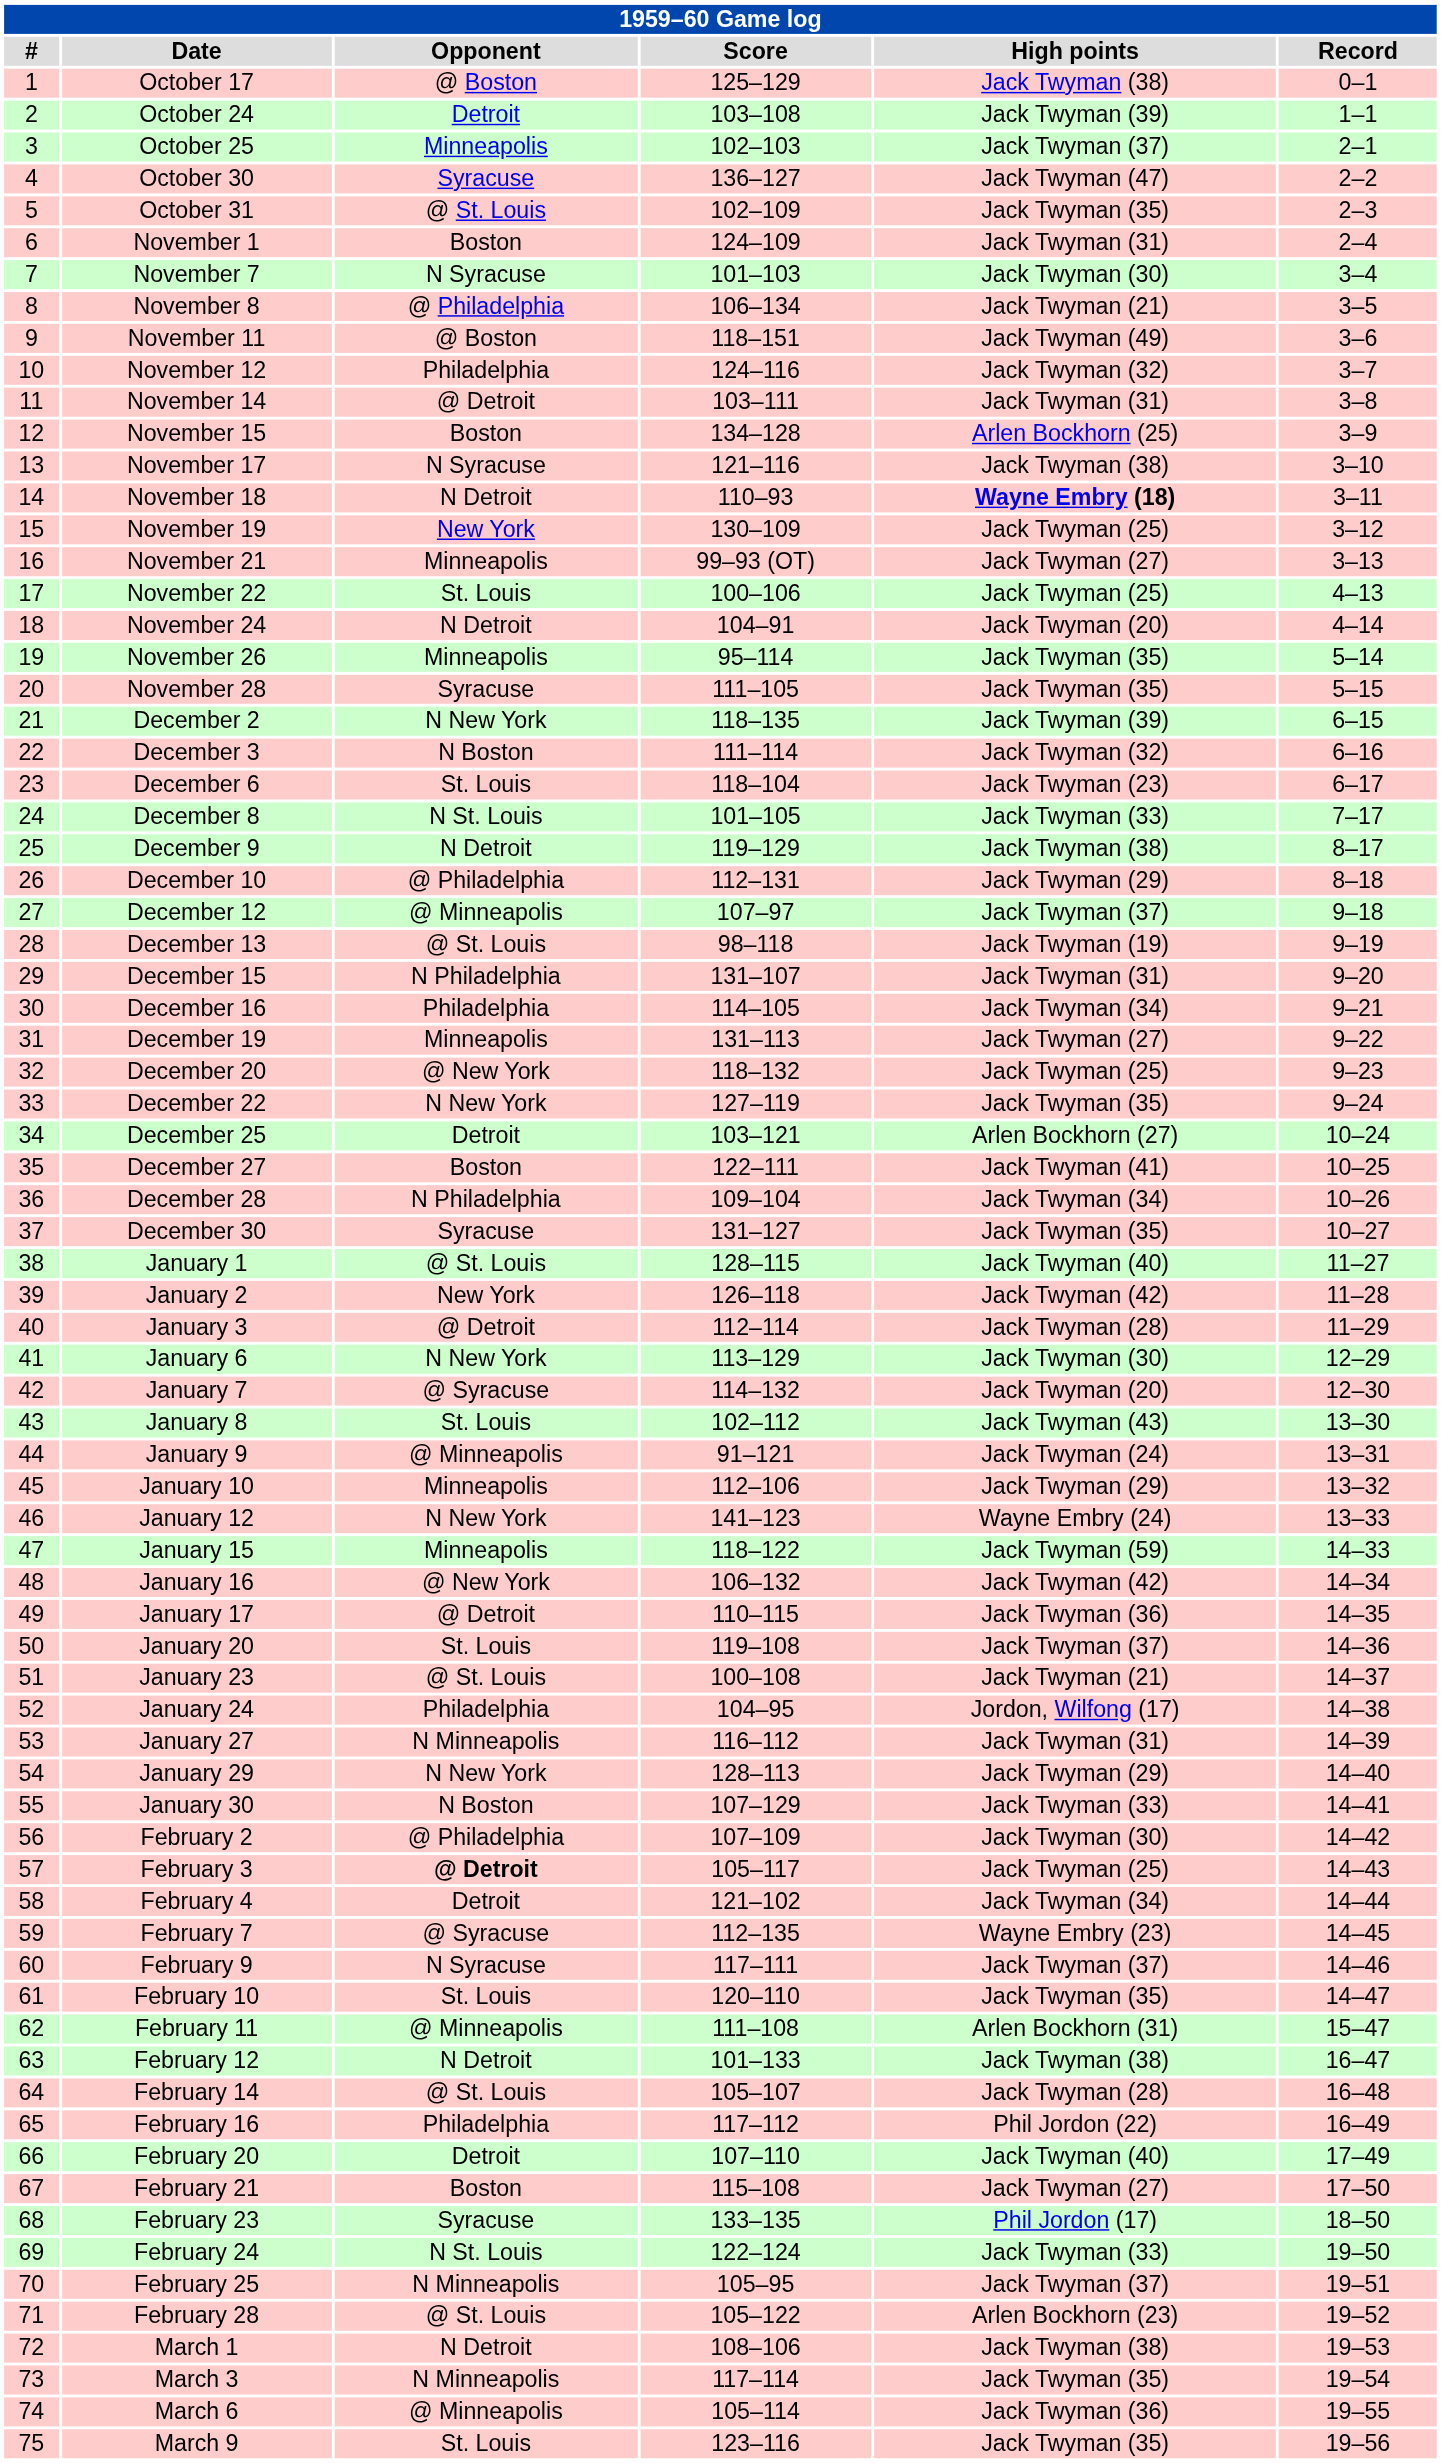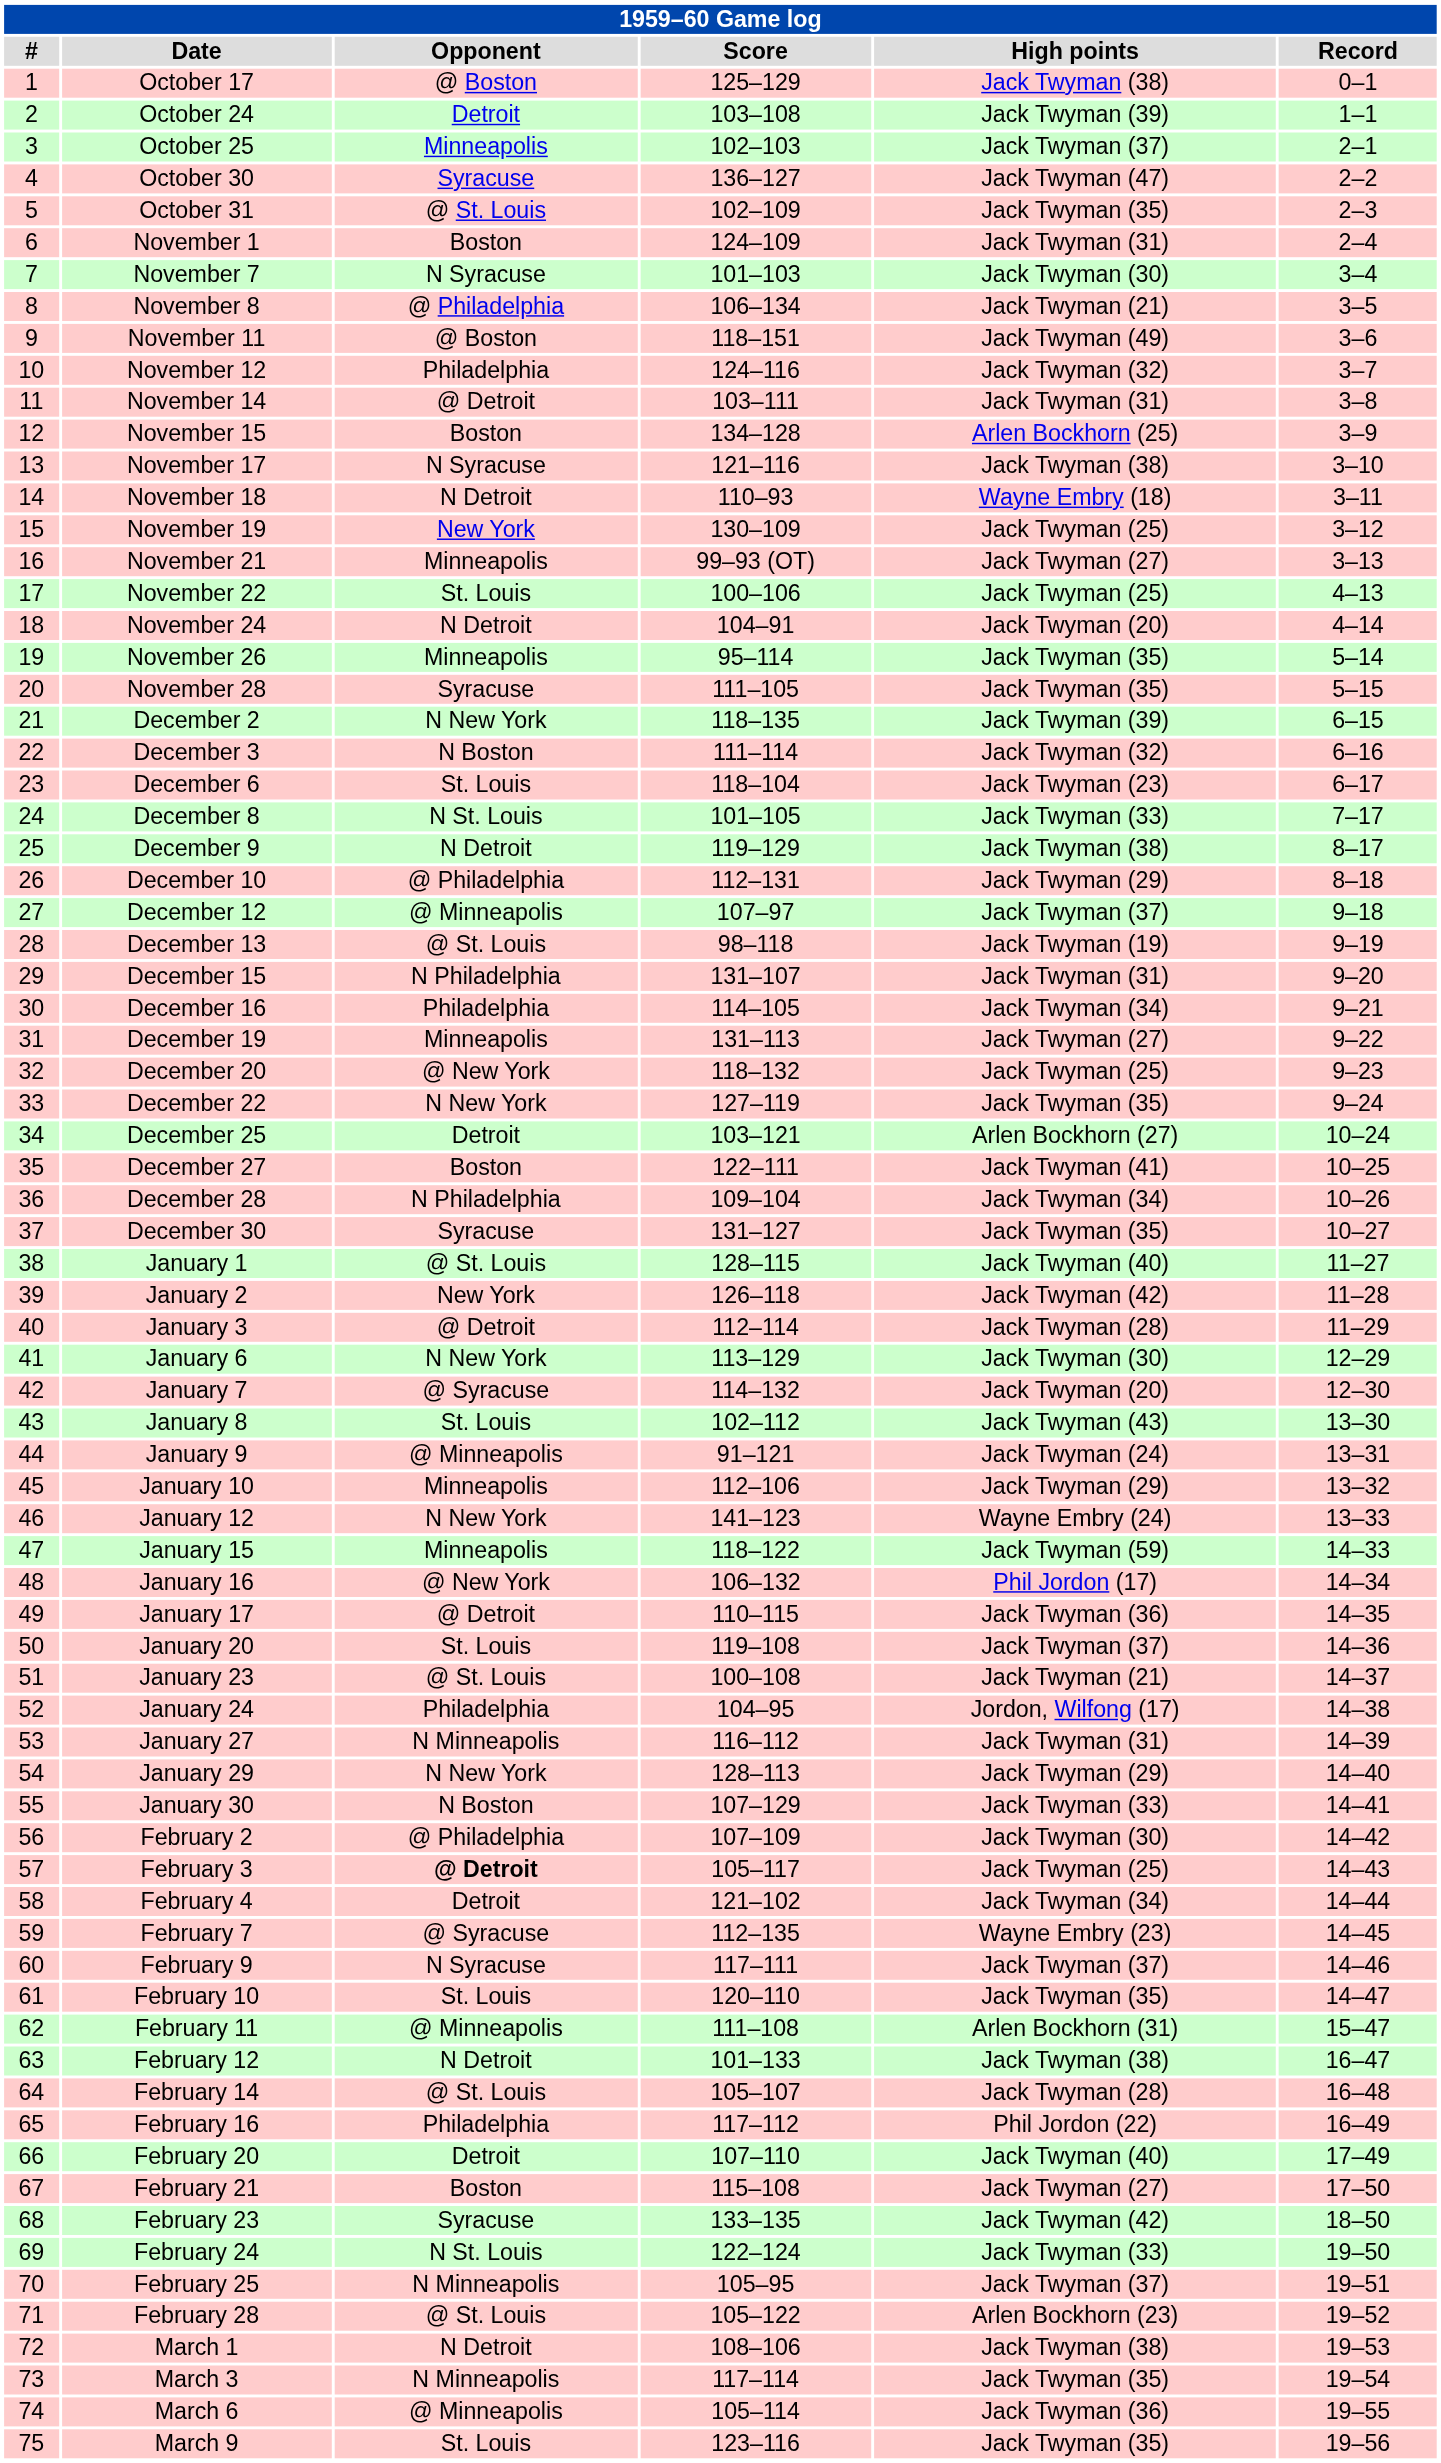(1075, 497) bold -> (1075, 497) normal
(1075, 1582) Jack Twyman (42) -> (1075, 1582) Phil Jordon (17)
(1075, 2220) Phil Jordon (17) -> (1075, 2220) Jack Twyman (42)
